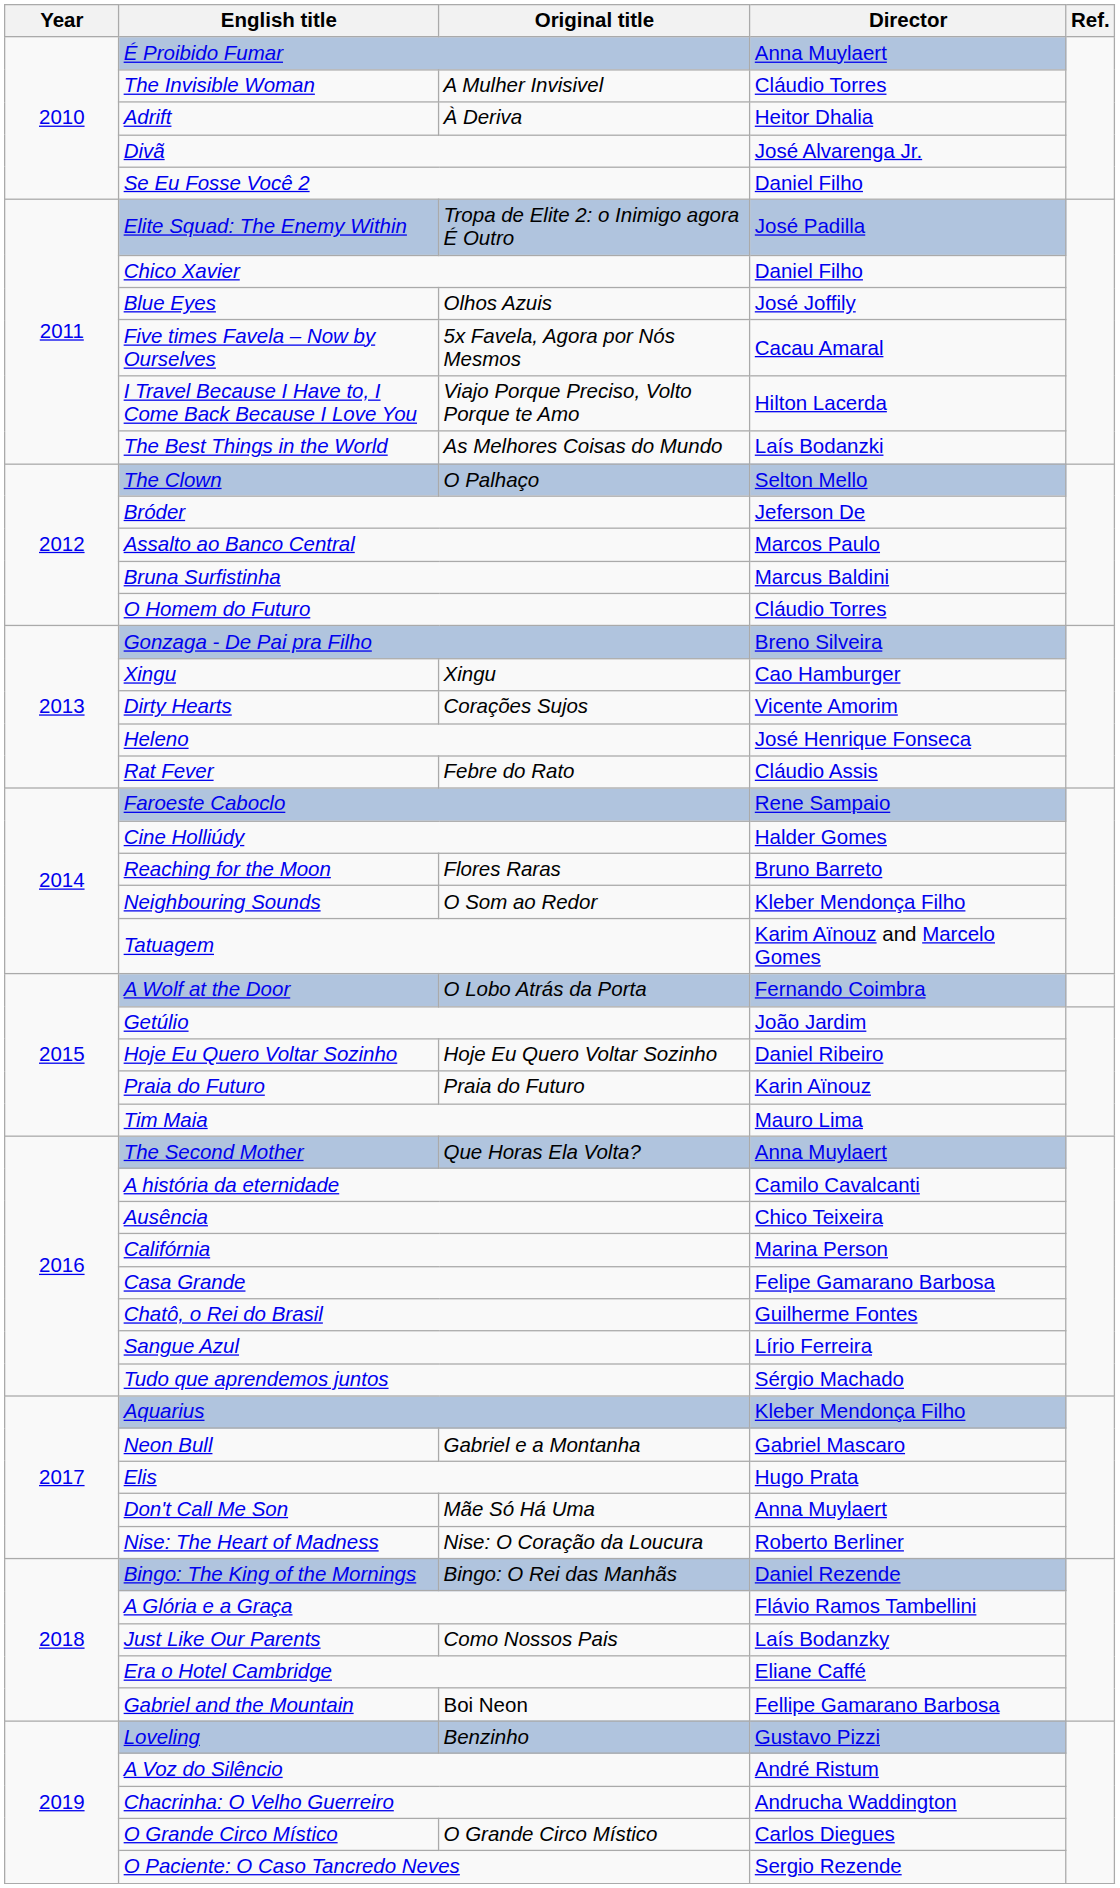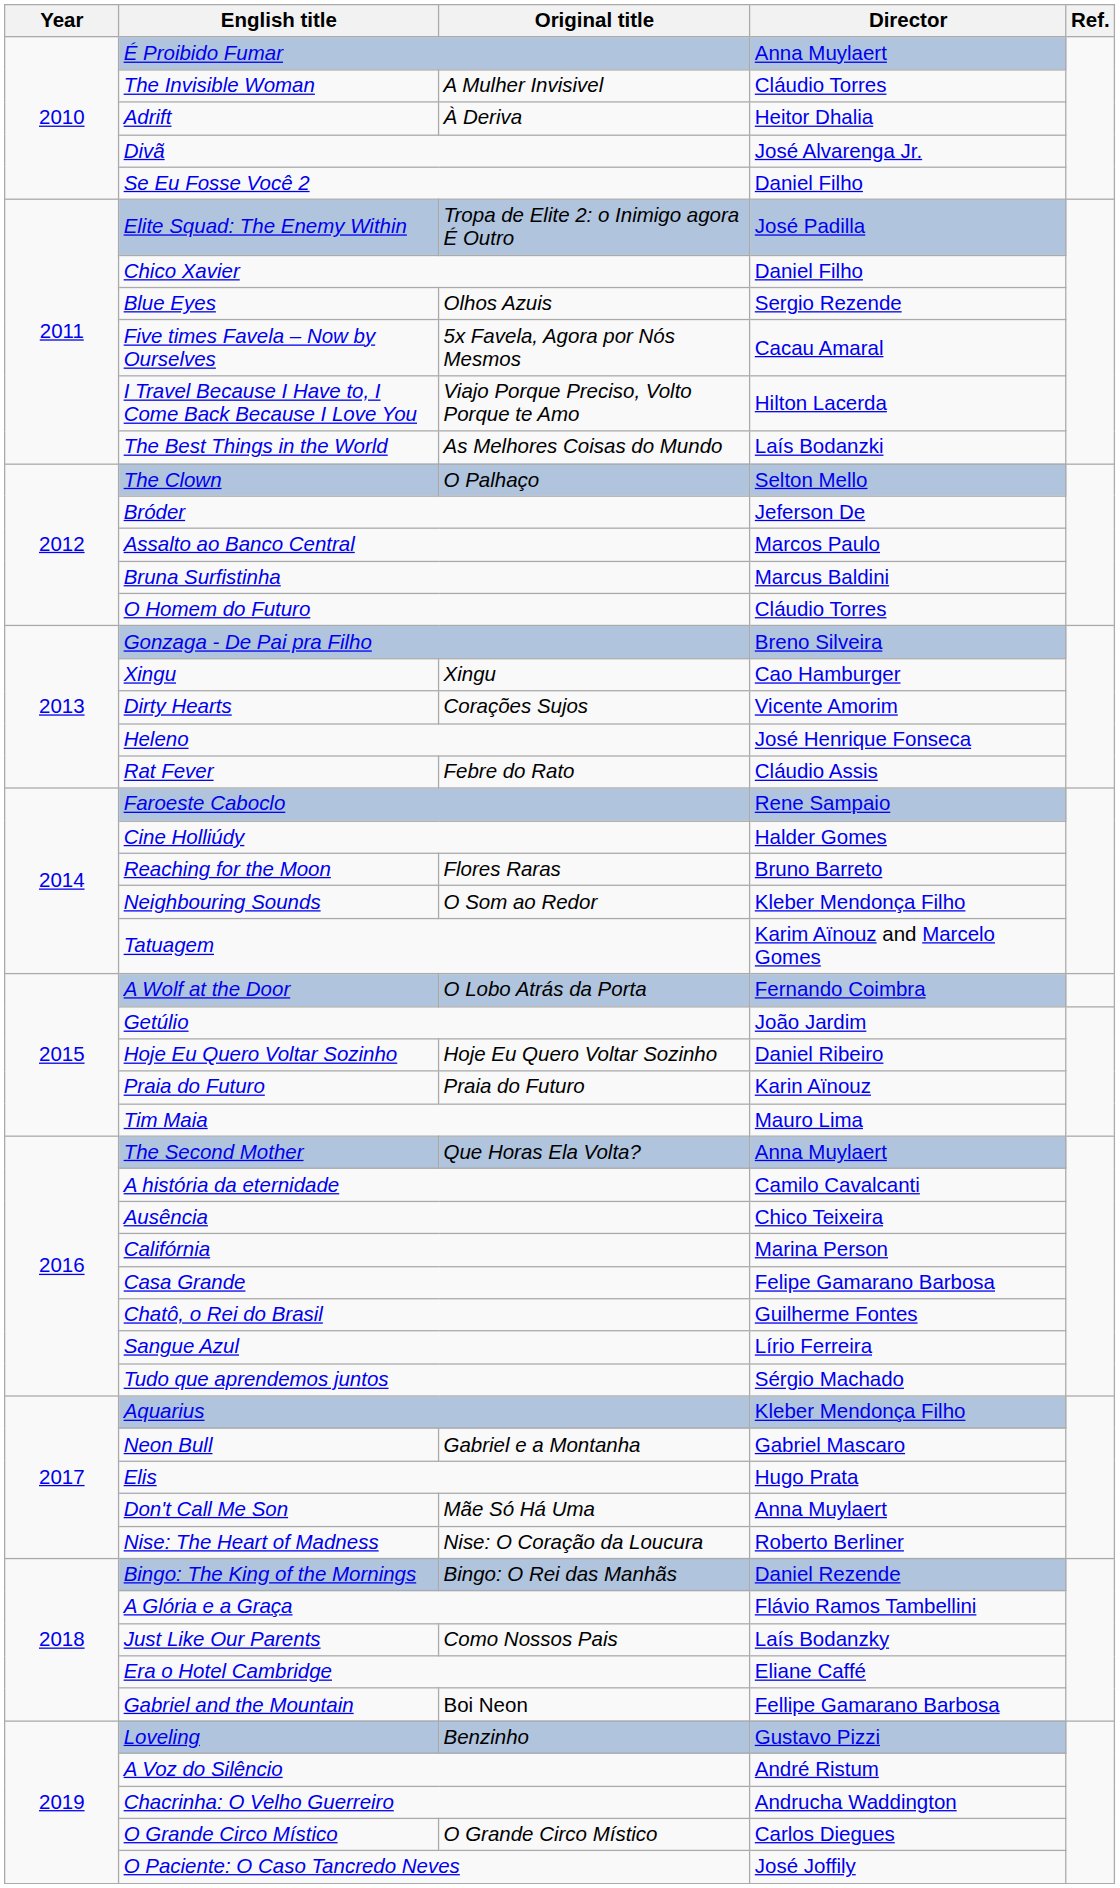(805, 303) José Joffily -> (828, 303) Sergio Rezende
(828, 1866) Sergio Rezende -> (805, 1866) José Joffily
